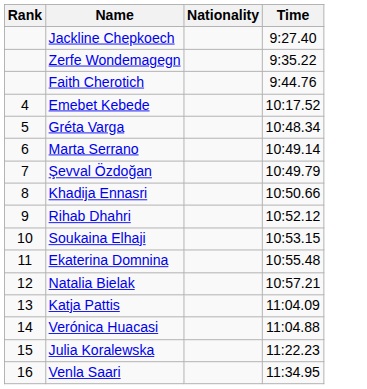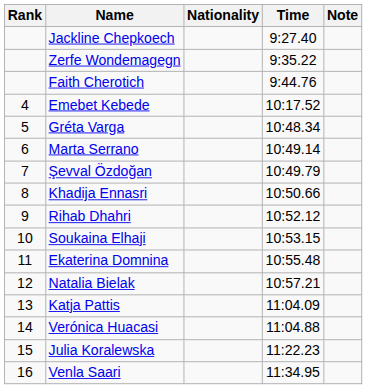+ column: (343, 15)
